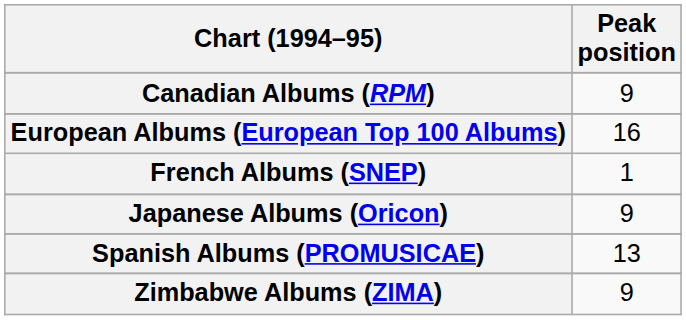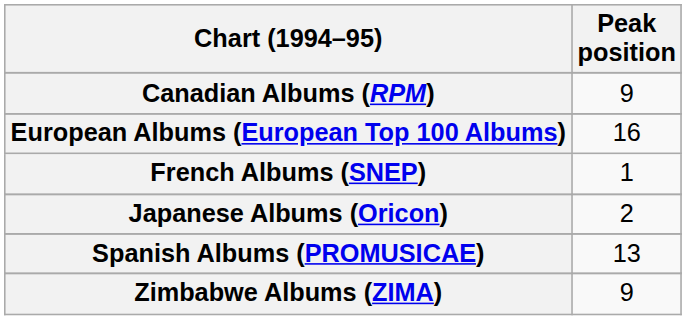(627, 213) 9 -> (627, 213) 2
